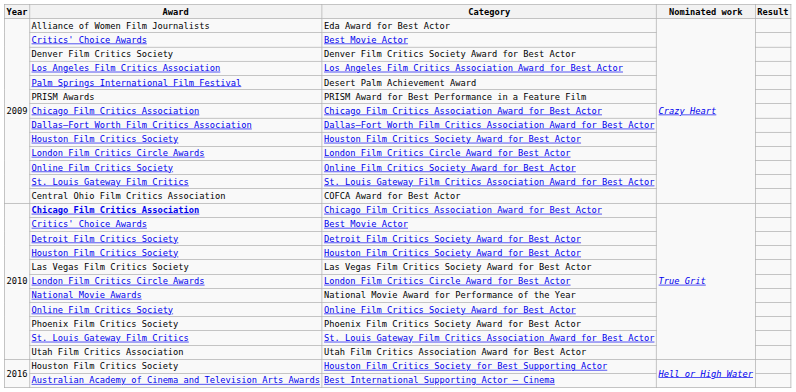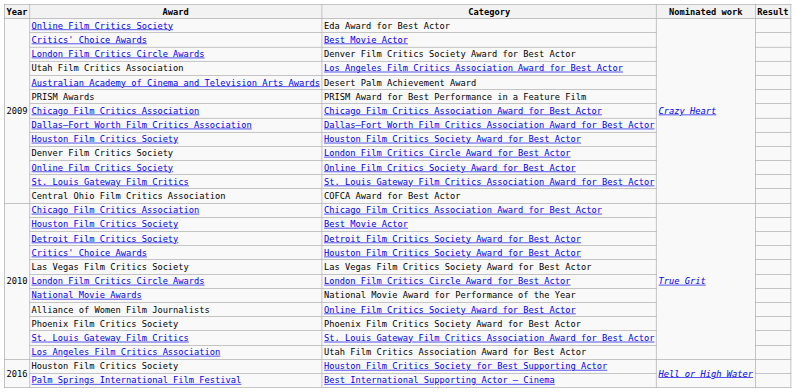(121, 26) Alliance of Women Film Journalists -> (102, 26) Online Film Critics Society
(102, 54) Denver Film Critics Society -> (118, 54) London Film Critics Circle Awards
(126, 68) Los Angeles Film Critics Association -> (108, 68) Utah Film Critics Association
(136, 82) Palm Springs International Film Festival -> (176, 82) Australian Academy of Cinema and Television Arts Awards
(118, 153) London Film Critics Circle Awards -> (102, 153) Denver Film Critics Society
(115, 210) bold -> (115, 210) normal
(89, 224) Critics' Choice Awards -> (105, 224) Houston Film Critics Society
(105, 253) Houston Film Critics Society -> (89, 253) Critics' Choice Awards
(102, 310) Online Film Critics Society -> (121, 310) Alliance of Women Film Journalists
(108, 352) Utah Film Critics Association -> (126, 352) Los Angeles Film Critics Association
(176, 381) Australian Academy of Cinema and Television Arts Awards -> (136, 381) Palm Springs International Film Festival
